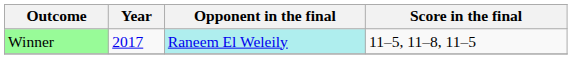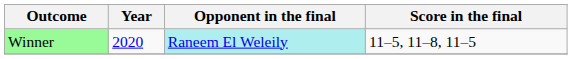(128, 41) 2017 -> (128, 41) 2020
